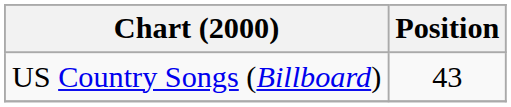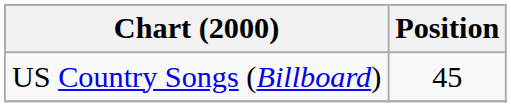(447, 76) 43 -> (447, 76) 45
